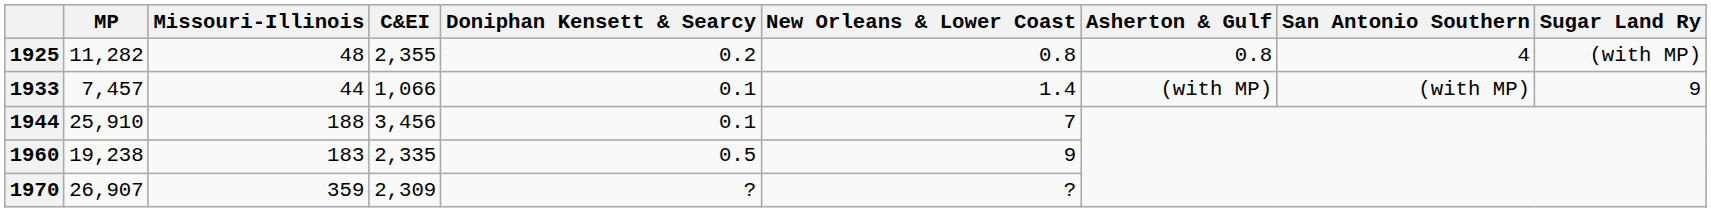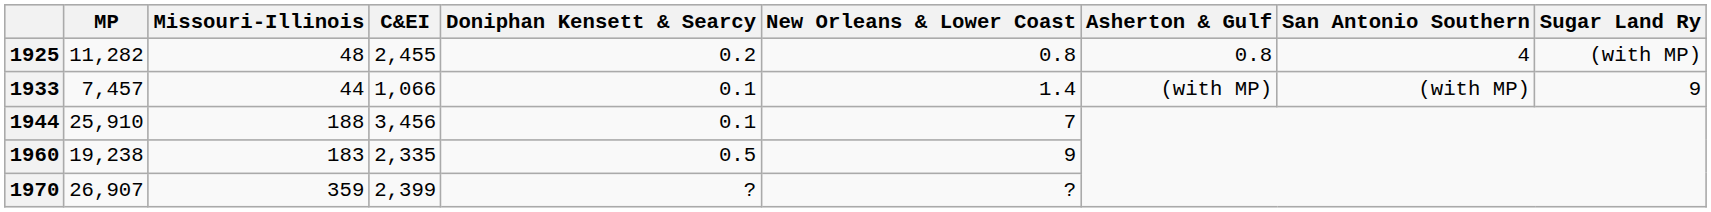(405, 55) 2,355 -> (405, 55) 2,455
(405, 190) 2,309 -> (405, 190) 2,399
